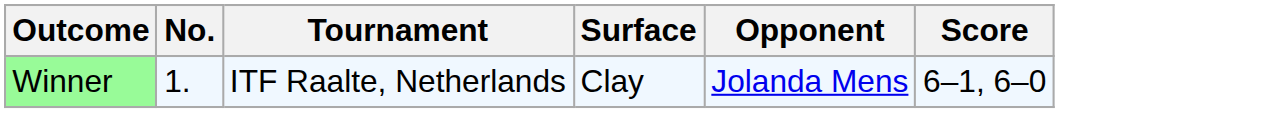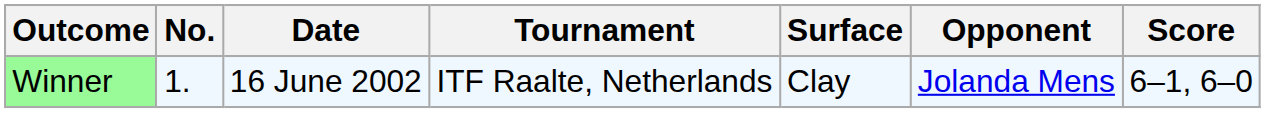+ column: (326, 29)
